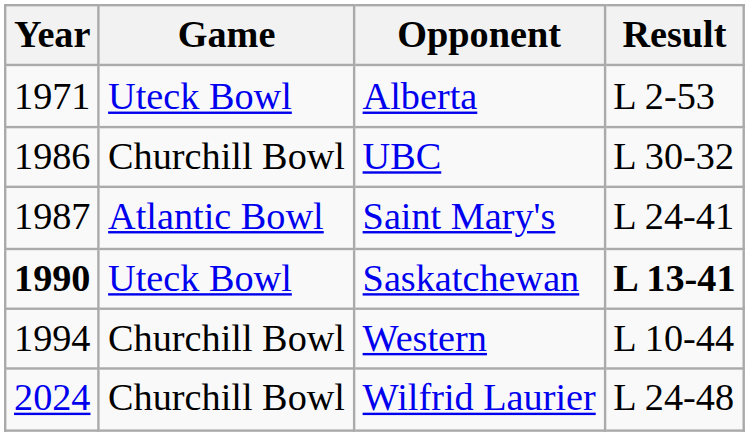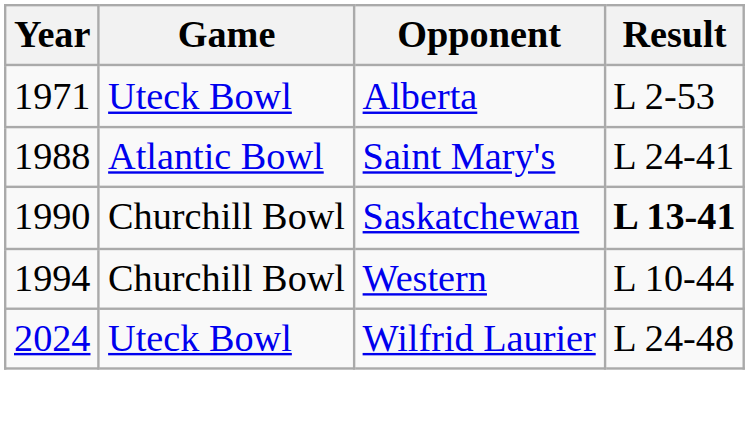- row: (402, 156)
(52, 216) 1987 -> (52, 156) 1988
(52, 277) bold -> (52, 216) normal
(200, 277) Uteck Bowl -> (227, 216) Churchill Bowl
(227, 398) Churchill Bowl -> (200, 338) Uteck Bowl
